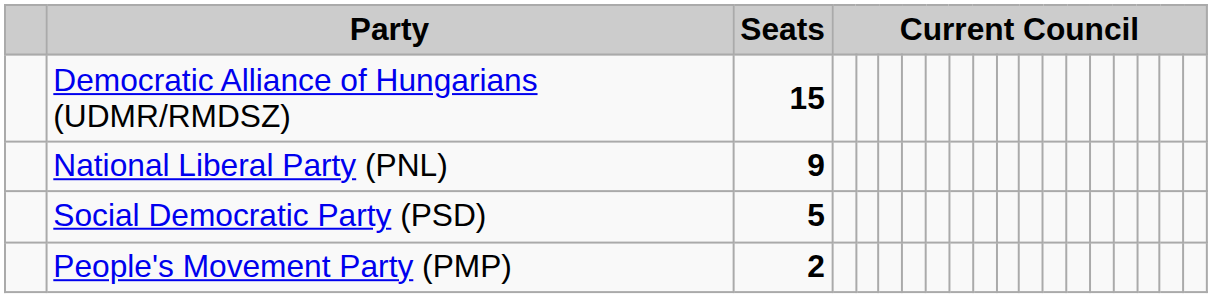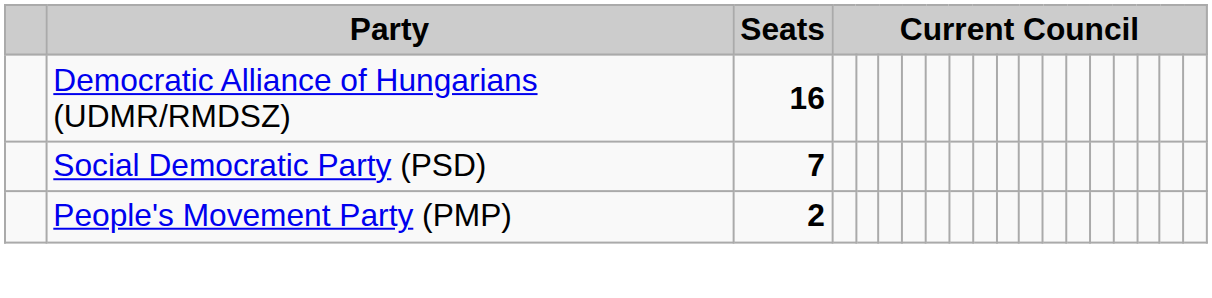(807, 97) 15 -> (807, 97) 16
- row: (251, 165)
(816, 215) 5 -> (816, 165) 7
